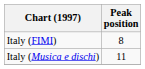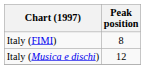(121, 56) 11 -> (121, 56) 12
